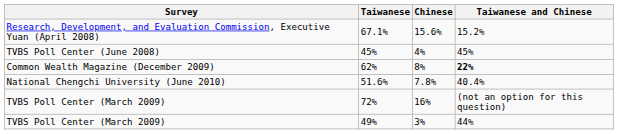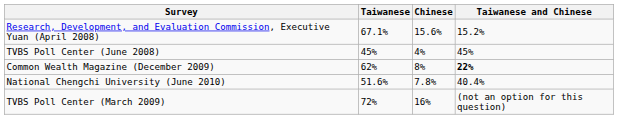- row: (369, 122)
